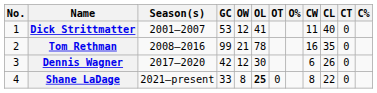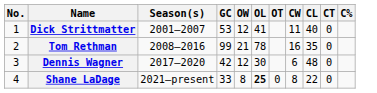- column: (295, 13)
(329, 63) 26 -> (312, 63) 48
